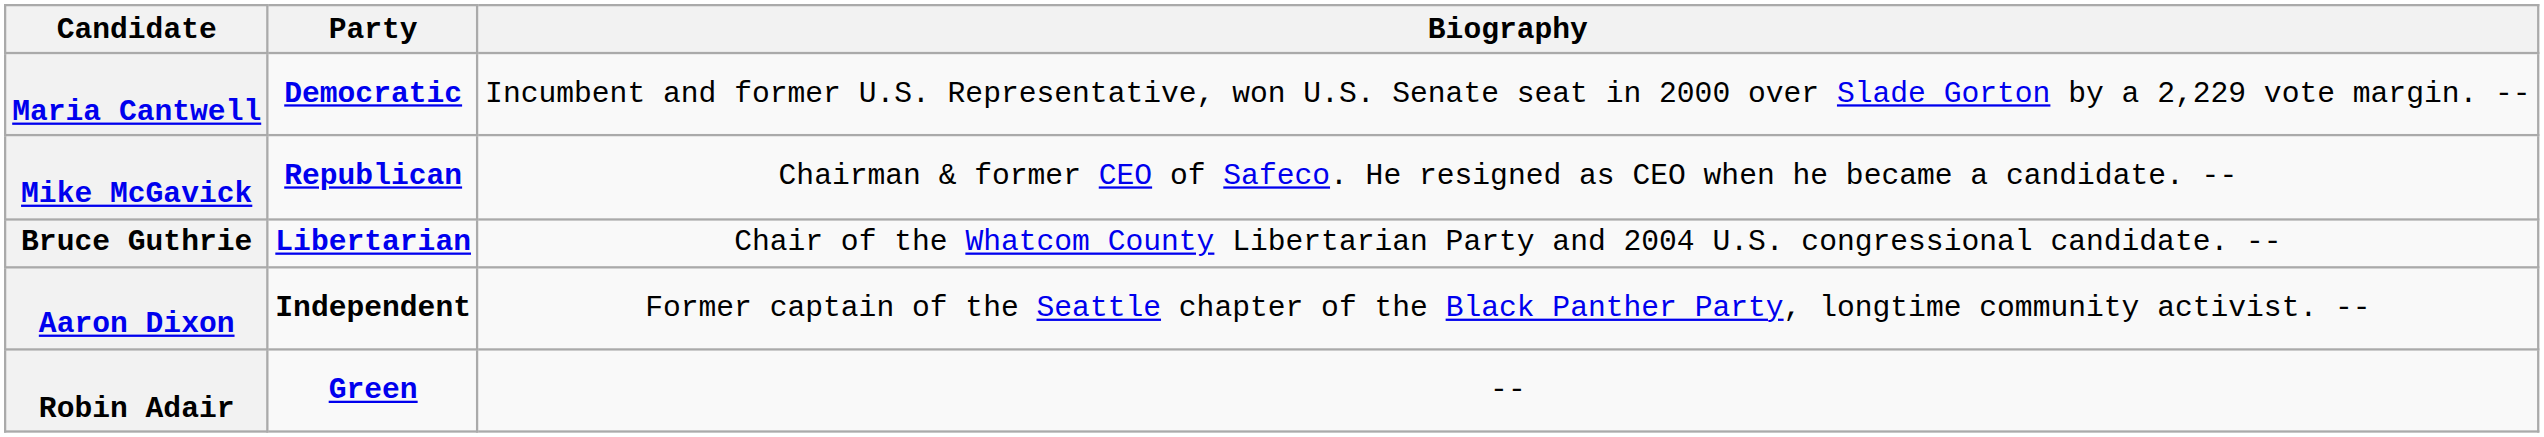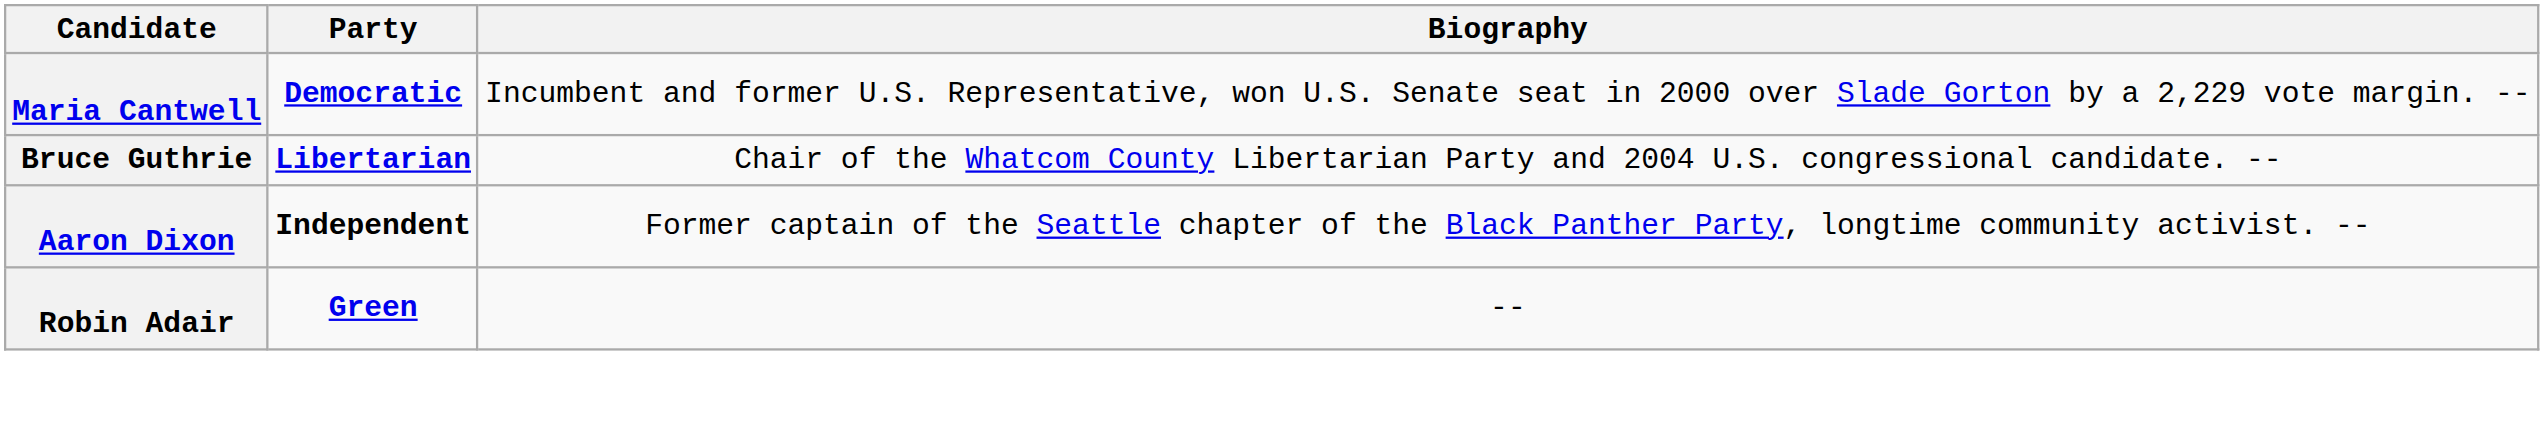- row: (137, 194)
